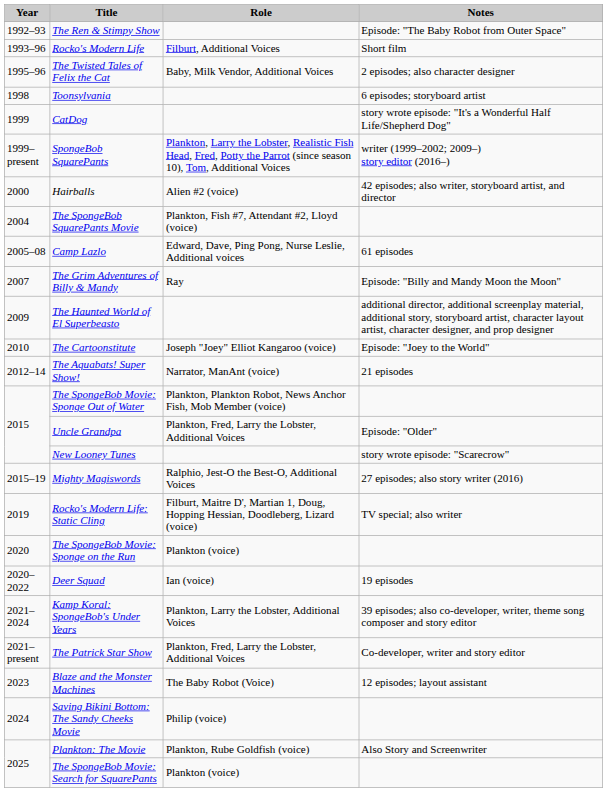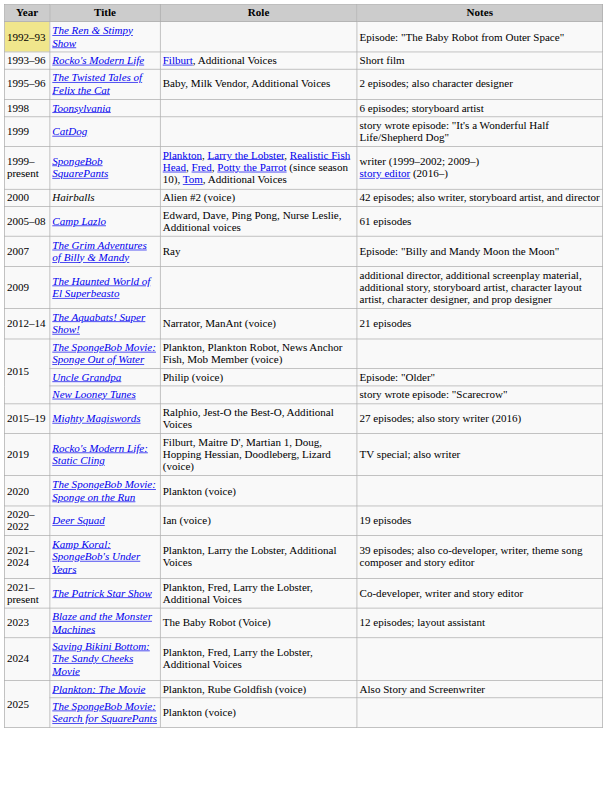(26, 30) no background -> (26, 36) khaki background
- row: (95, 221)
- row: (94, 347)
(241, 431) Plankton, Fred, Larry the Lobster, Additional Voices -> (193, 377) Philip (voice)
(196, 719) Philip (voice) -> (238, 659) Plankton, Fred, Larry the Lobster, Additional Voices
